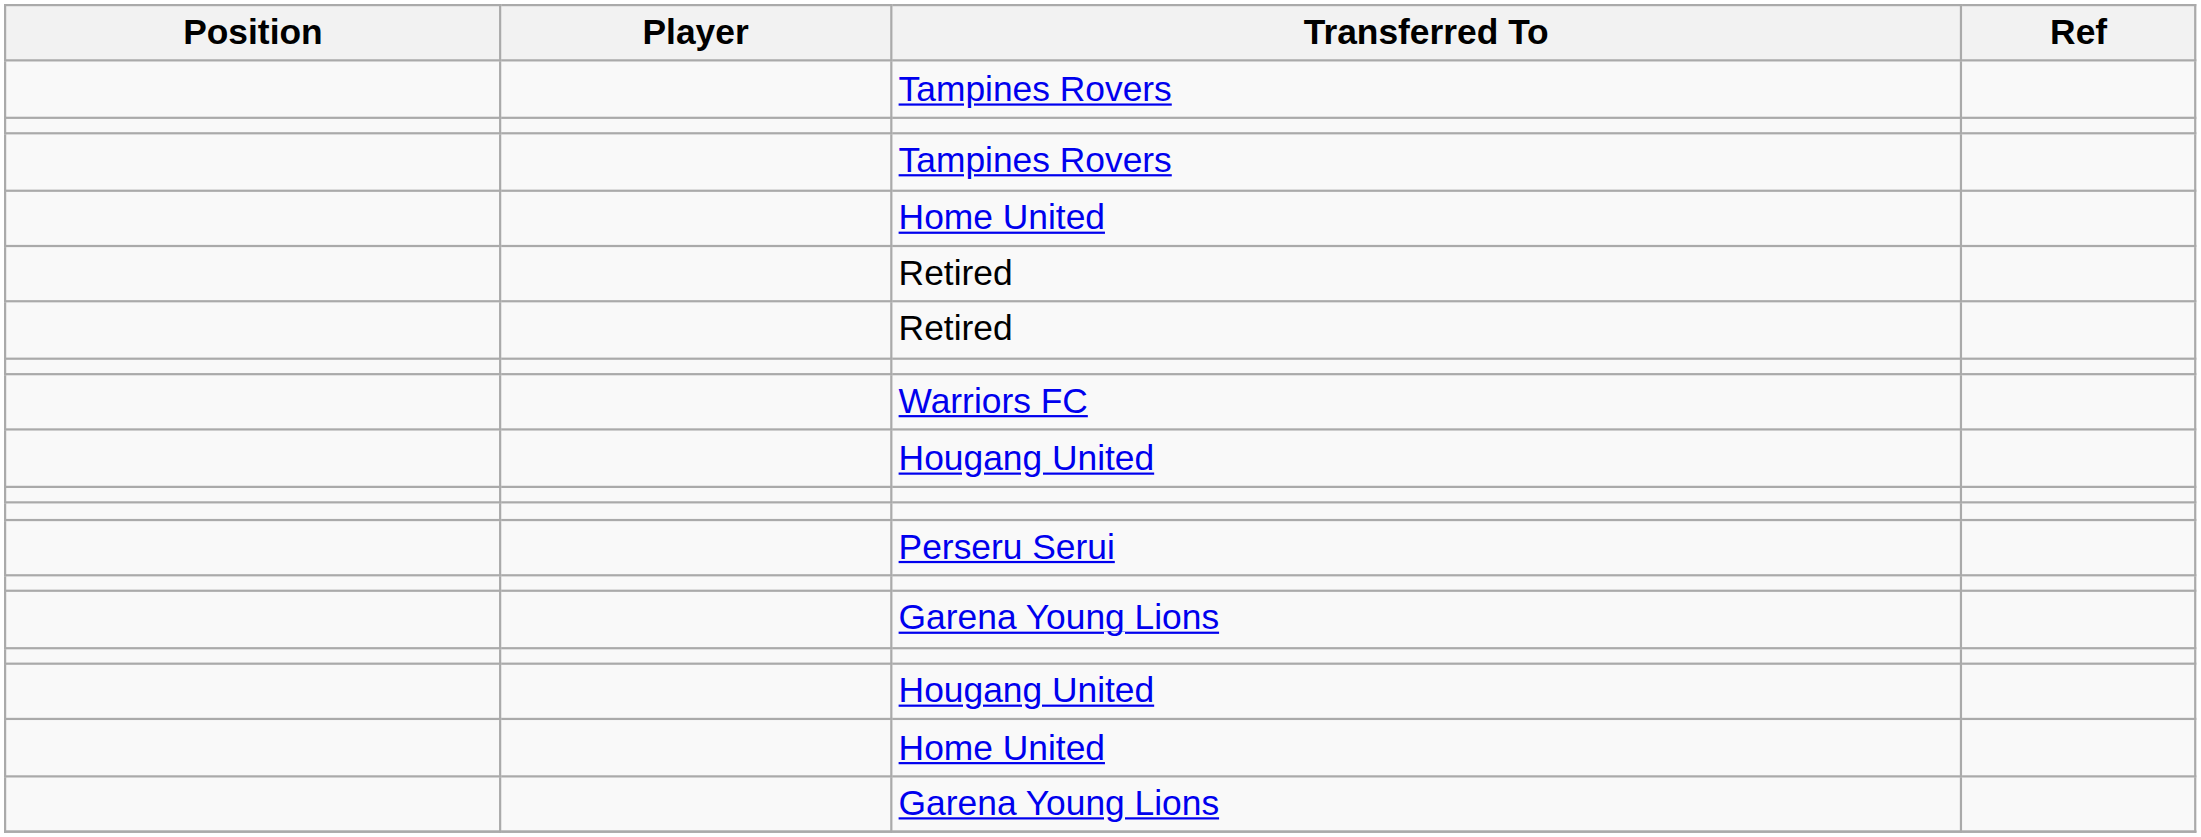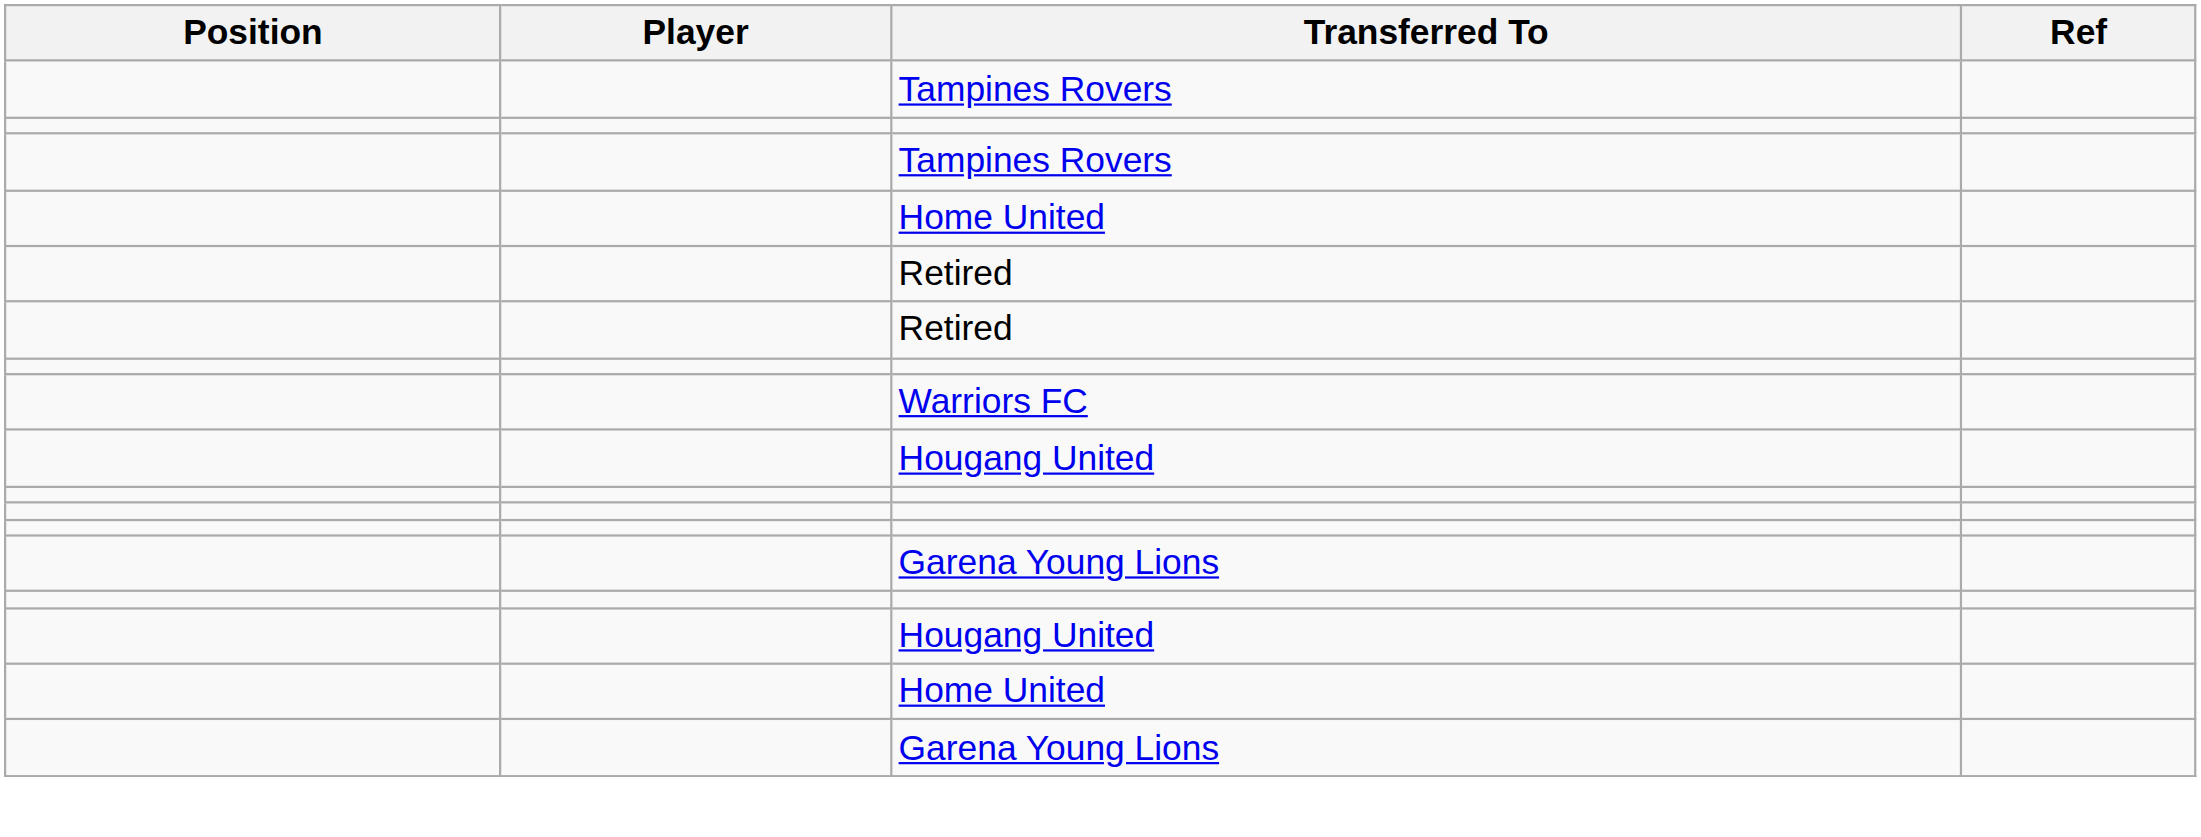- row: (253, 547)
